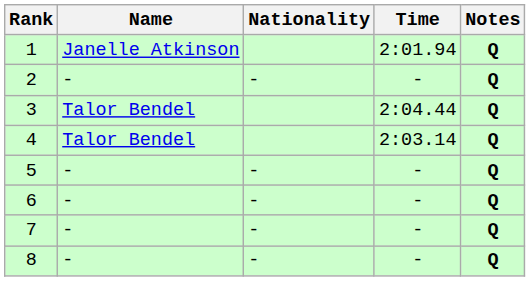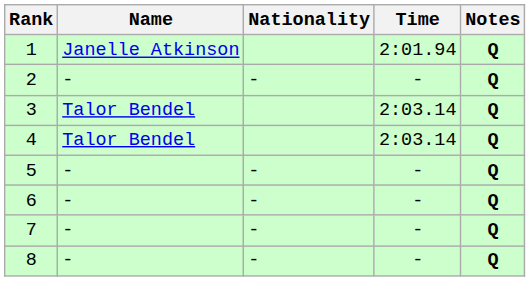(418, 110) 2:04.44 -> (418, 110) 2:03.14
